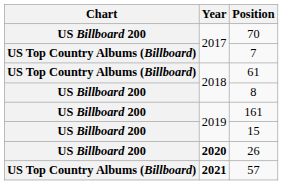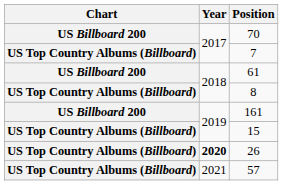(102, 72) US Top Country Albums (Billboard) -> (102, 72) US Billboard 200
(102, 92) US Billboard 200 -> (102, 92) US Top Country Albums (Billboard)
(102, 131) US Billboard 200 -> (102, 131) US Top Country Albums (Billboard)
(102, 151) US Billboard 200 -> (102, 151) US Top Country Albums (Billboard)
(214, 170) bold -> (214, 170) normal
